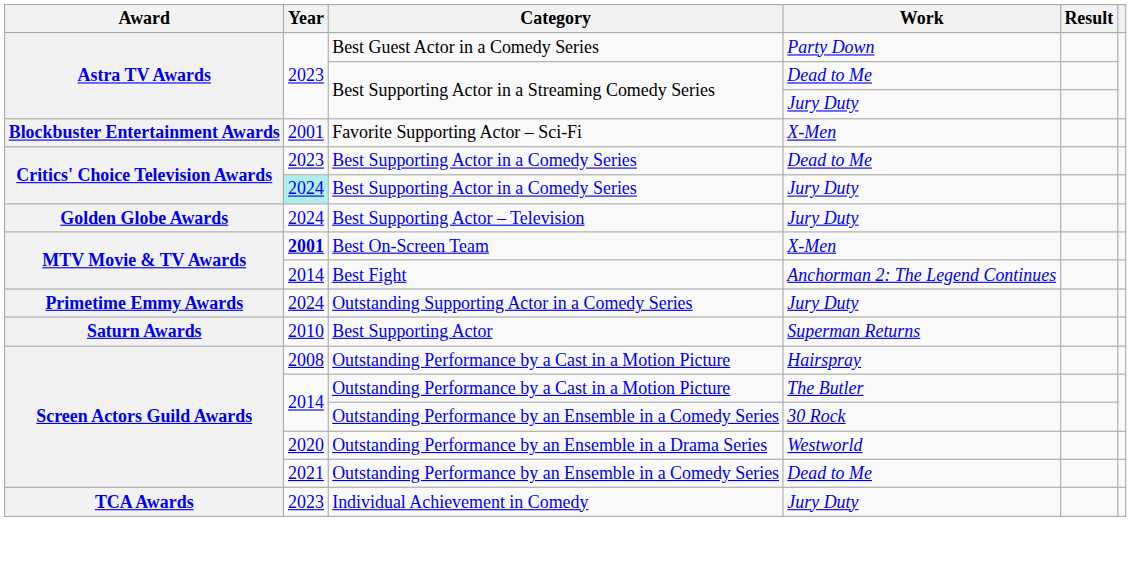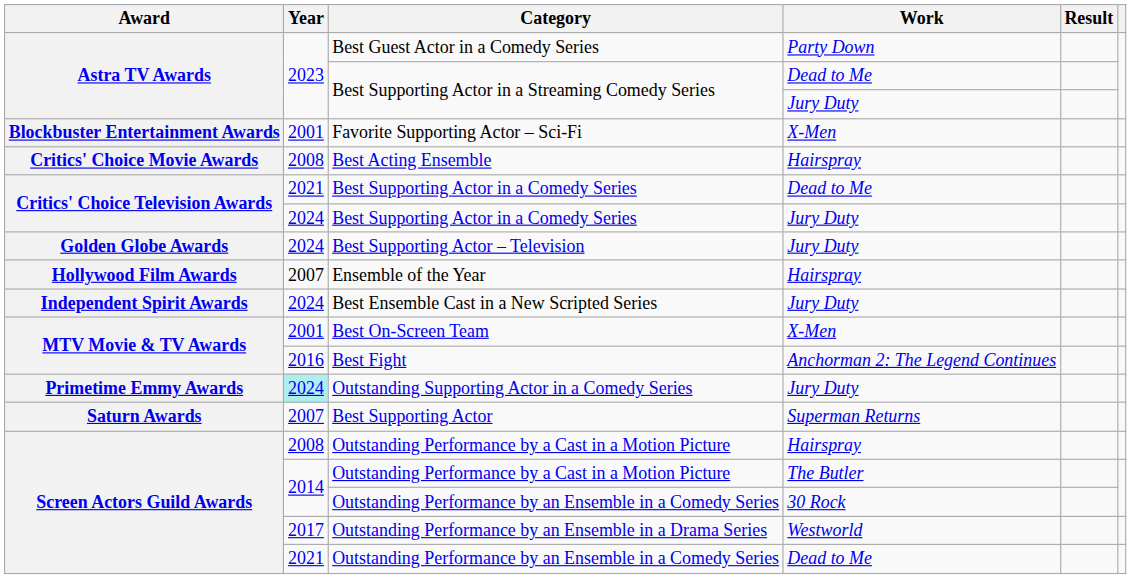+ row: (412, 160)
(306, 160) 2023 -> (306, 189) 2021
(306, 189) paleturquoise background -> (306, 217) no background
+ row: (409, 274)
+ row: (495, 302)
(306, 246) bold -> (306, 331) normal
(306, 274) 2014 -> (306, 359) 2016
(306, 302) no background -> (306, 388) paleturquoise background
(306, 331) 2010 -> (306, 416) 2007
(306, 445) 2020 -> (306, 530) 2017
- row: (460, 501)
